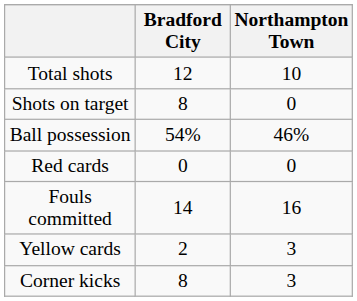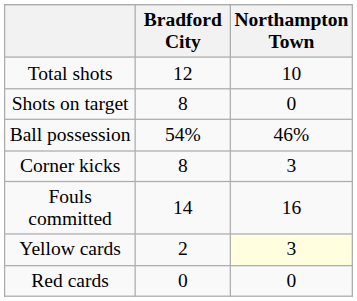rows swapped: (70, 280) <-> (70, 165)
(291, 249) no background -> (291, 249) lightyellow background
